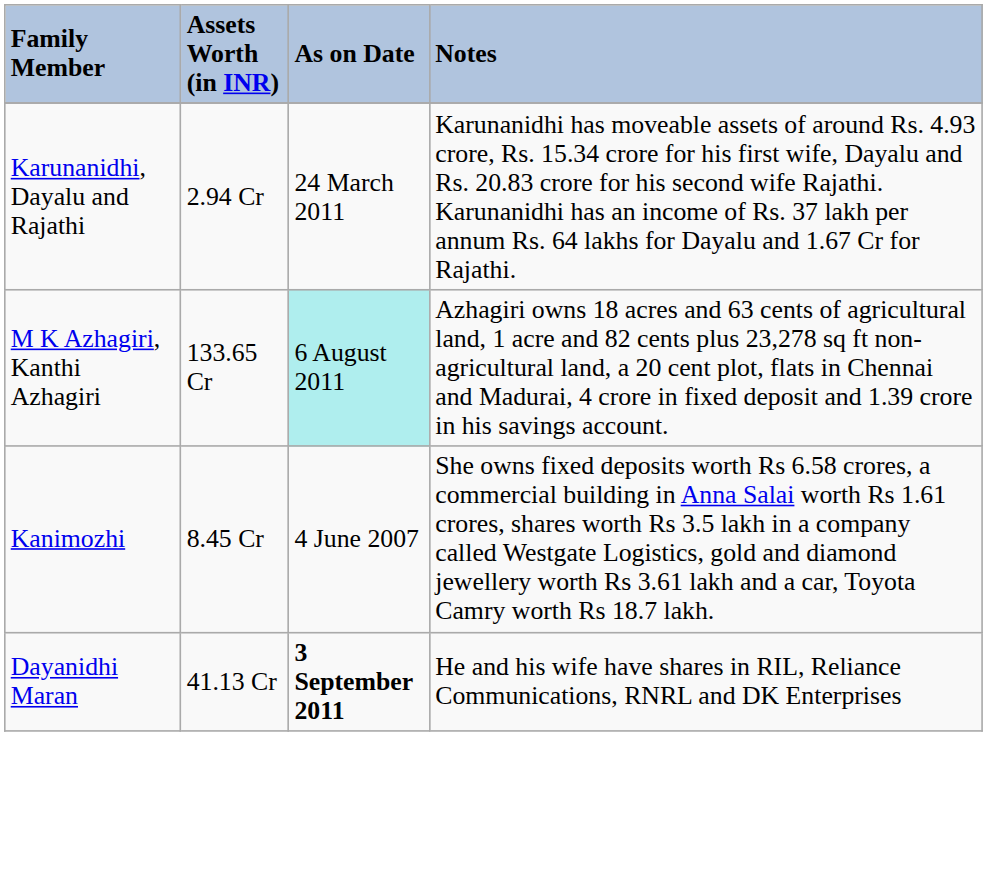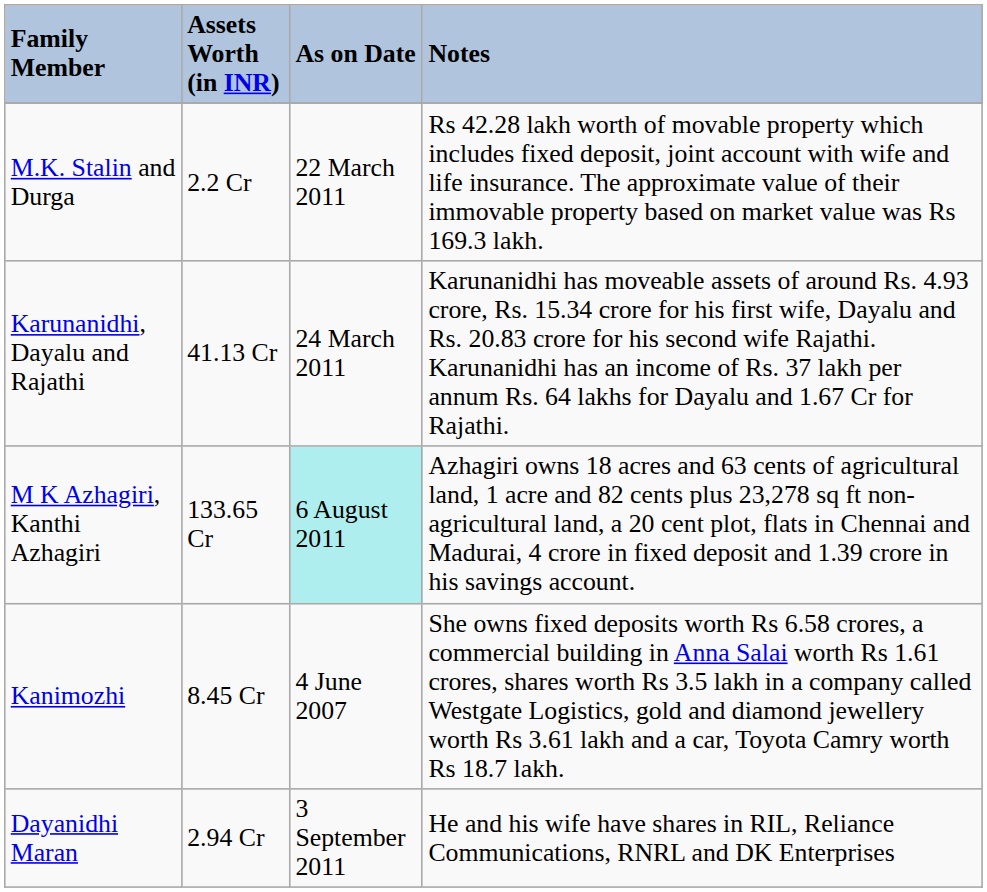+ row: (93, 181)
(225, 196) 2.94 Cr -> (232, 352) 41.13 Cr
(232, 681) 41.13 Cr -> (226, 837) 2.94 Cr
(354, 681) bold -> (351, 837) normal
